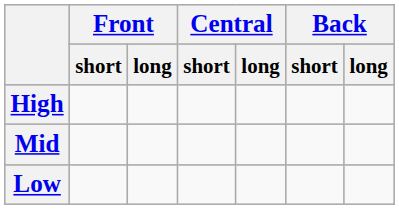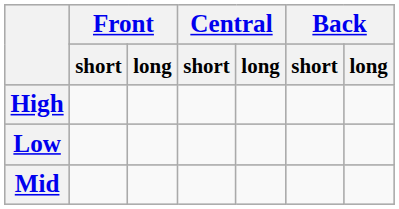rows swapped: (37, 143) <-> (37, 183)
